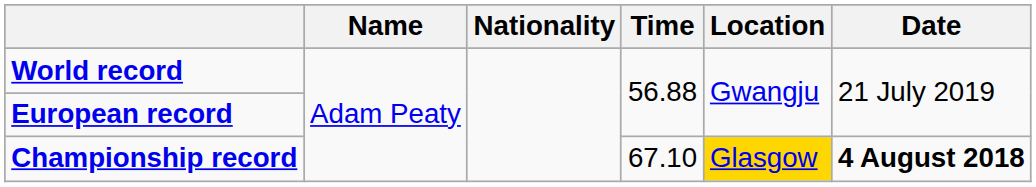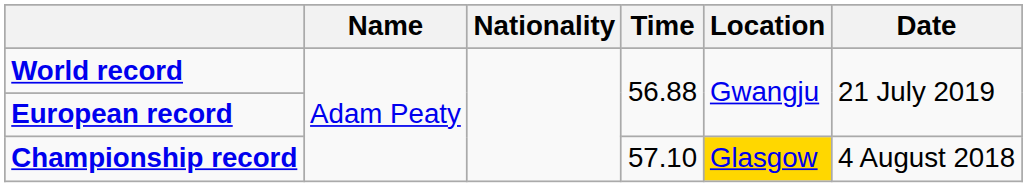(663, 158) 67.10 -> (663, 158) 57.10
(931, 158) bold -> (927, 158) normal
